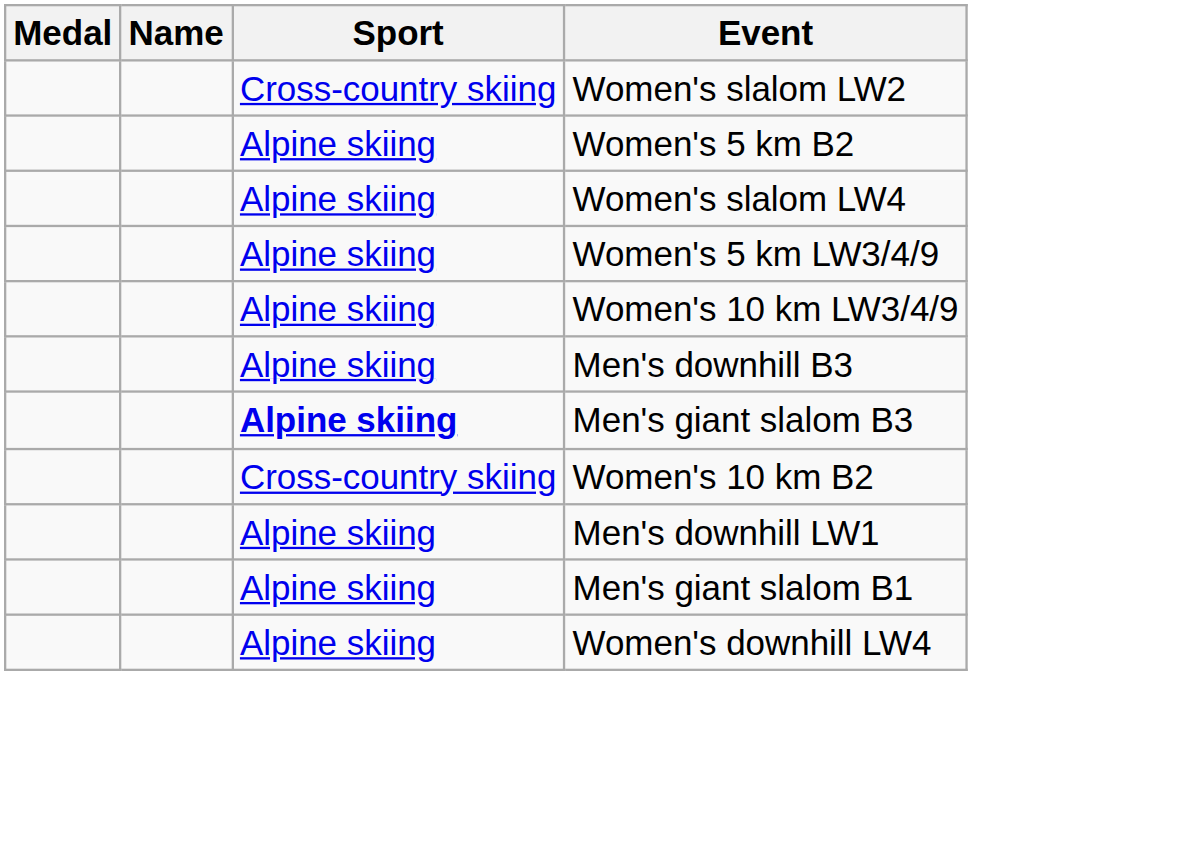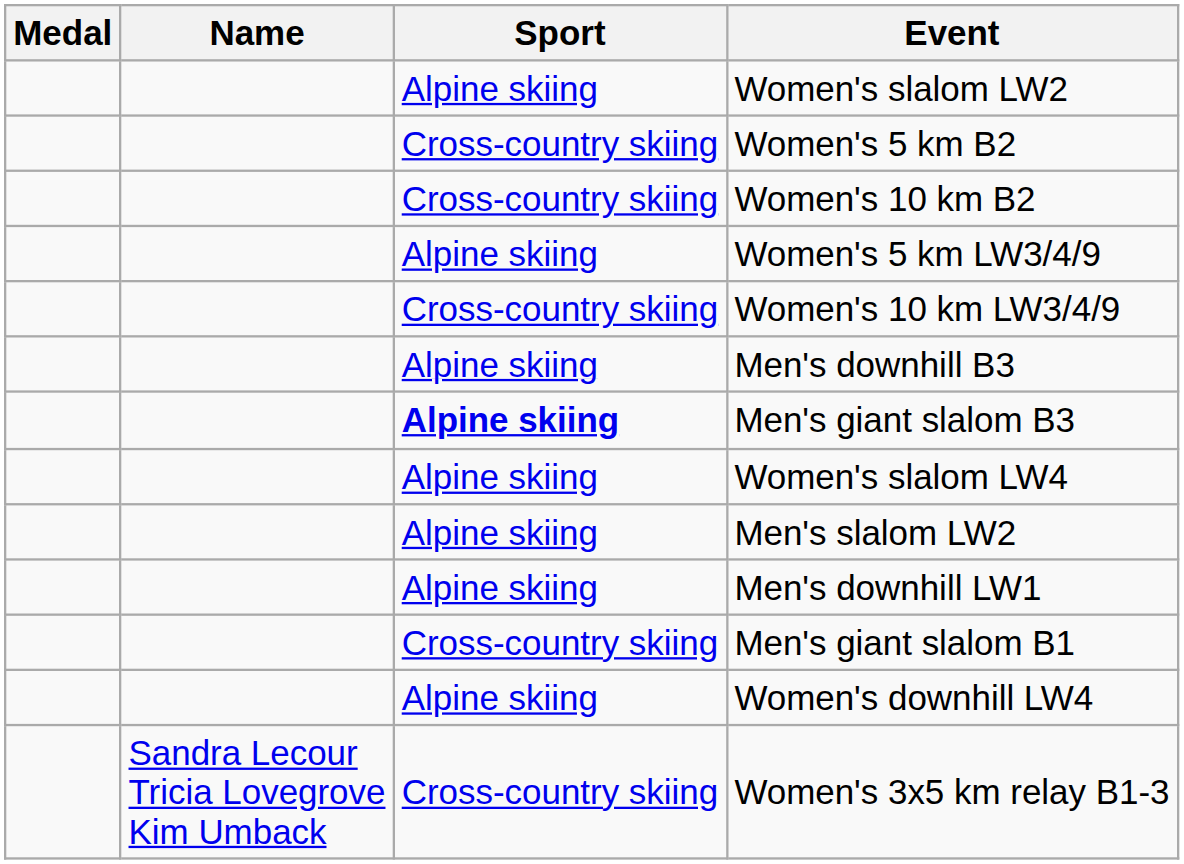(398, 88) Cross-country skiing -> (500, 88) Alpine skiing
(338, 144) Alpine skiing -> (560, 144) Cross-country skiing
rows swapped: (723, 476) <-> (739, 199)
(338, 310) Alpine skiing -> (560, 310) Cross-country skiing
+ row: (875, 531)
(338, 586) Alpine skiing -> (560, 642) Cross-country skiing
+ row: (952, 792)
